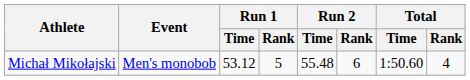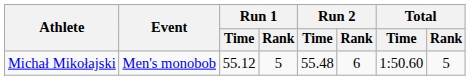(239, 63) 53.12 -> (239, 63) 55.12
(446, 63) 4 -> (446, 63) 5
